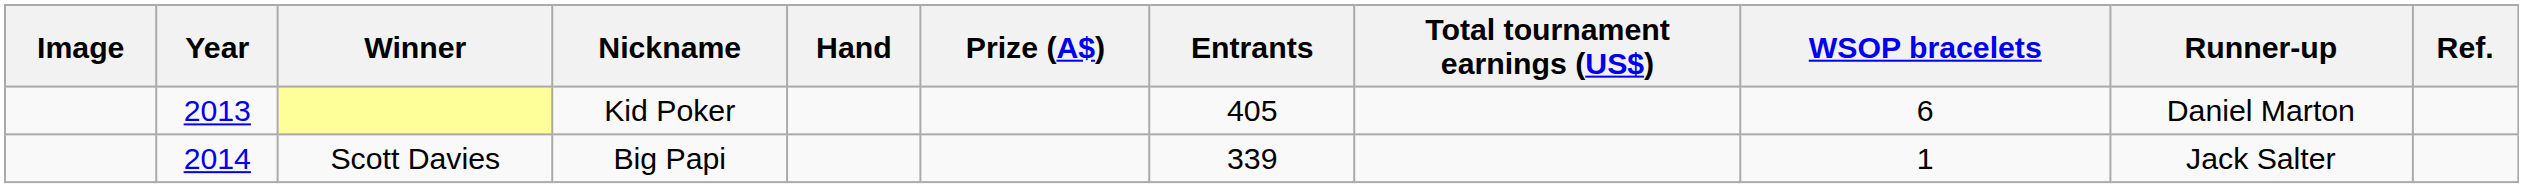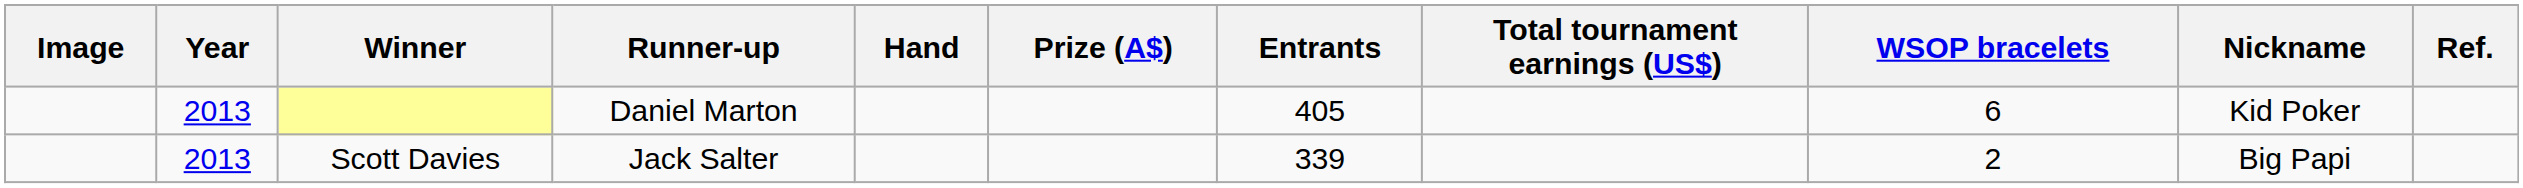columns swapped: (670, 46) <-> (2261, 46)
(217, 159) 2014 -> (217, 159) 2013
(1925, 159) 1 -> (1993, 159) 2
